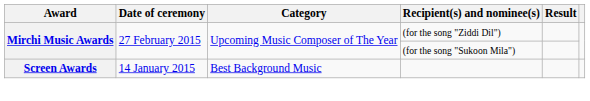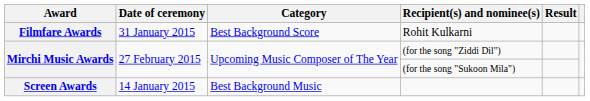+ row: (438, 31)
